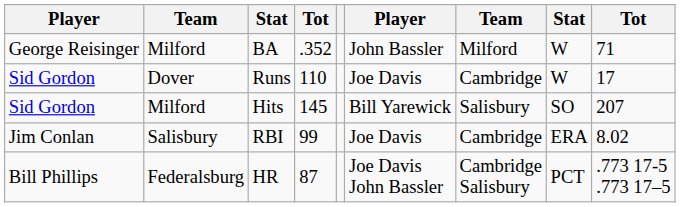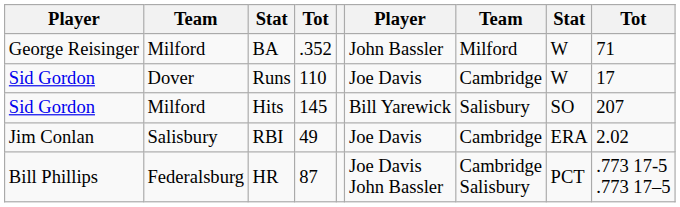(309, 136) 99 -> (309, 136) 49
(612, 136) 8.02 -> (612, 136) 2.02
